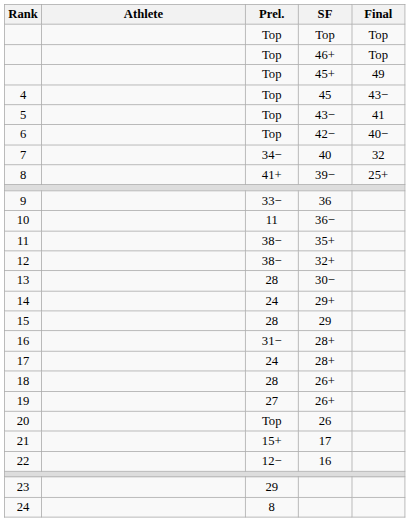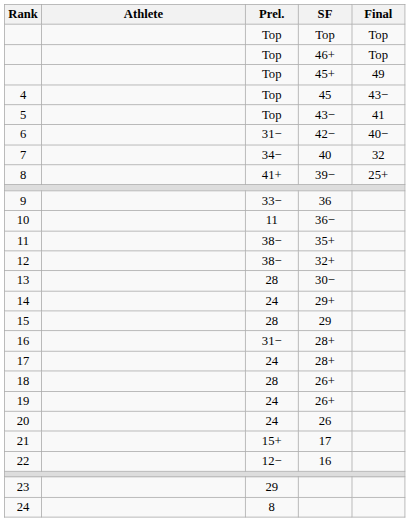(272, 134) Top -> (272, 134) 31−
(272, 401) 27 -> (272, 401) 24
(272, 421) Top -> (272, 421) 24
